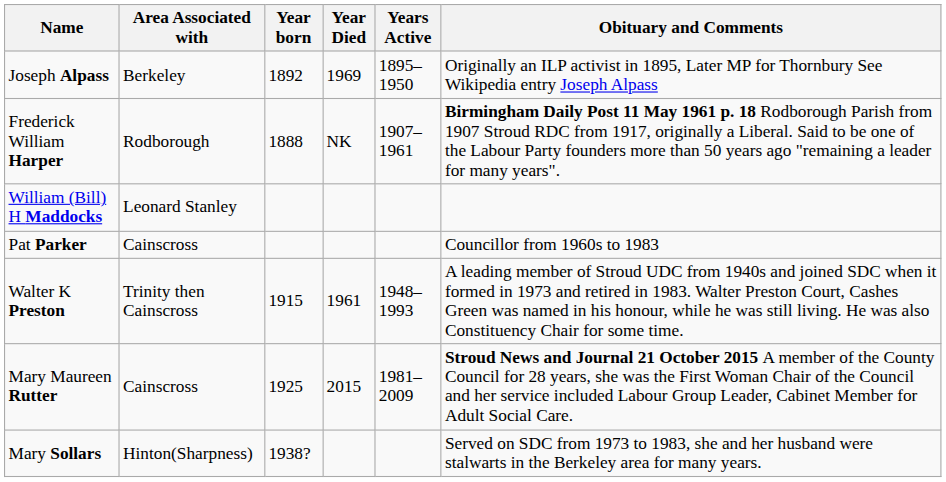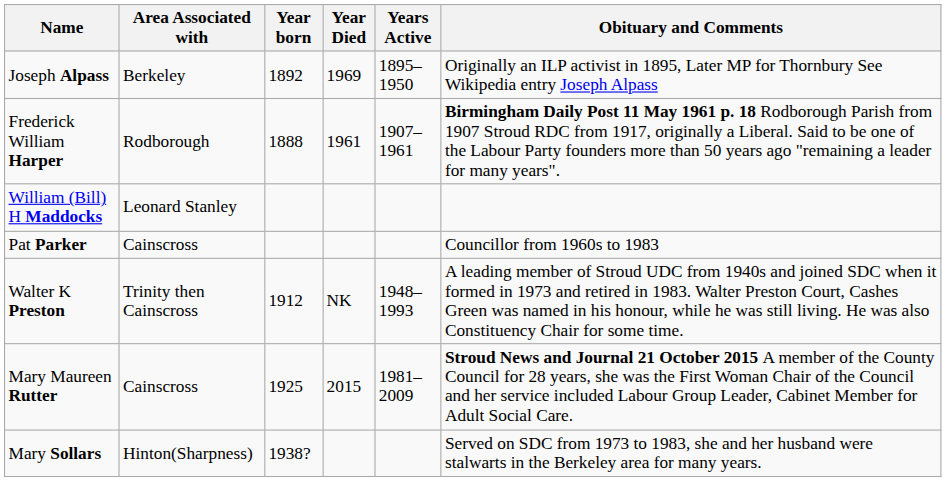(339, 141) NK -> (344, 141) 1961
(286, 301) 1915 -> (286, 301) 1912
(344, 301) 1961 -> (339, 301) NK
